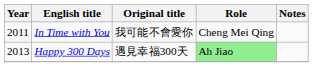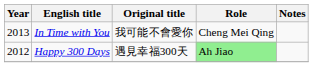(18, 32) 2011 -> (18, 32) 2013
(18, 52) 2013 -> (18, 52) 2012
